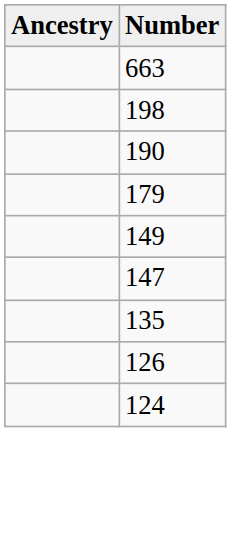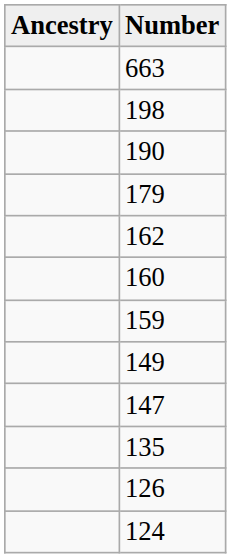+ row: (145, 236)
+ row: (145, 278)
+ row: (145, 320)
